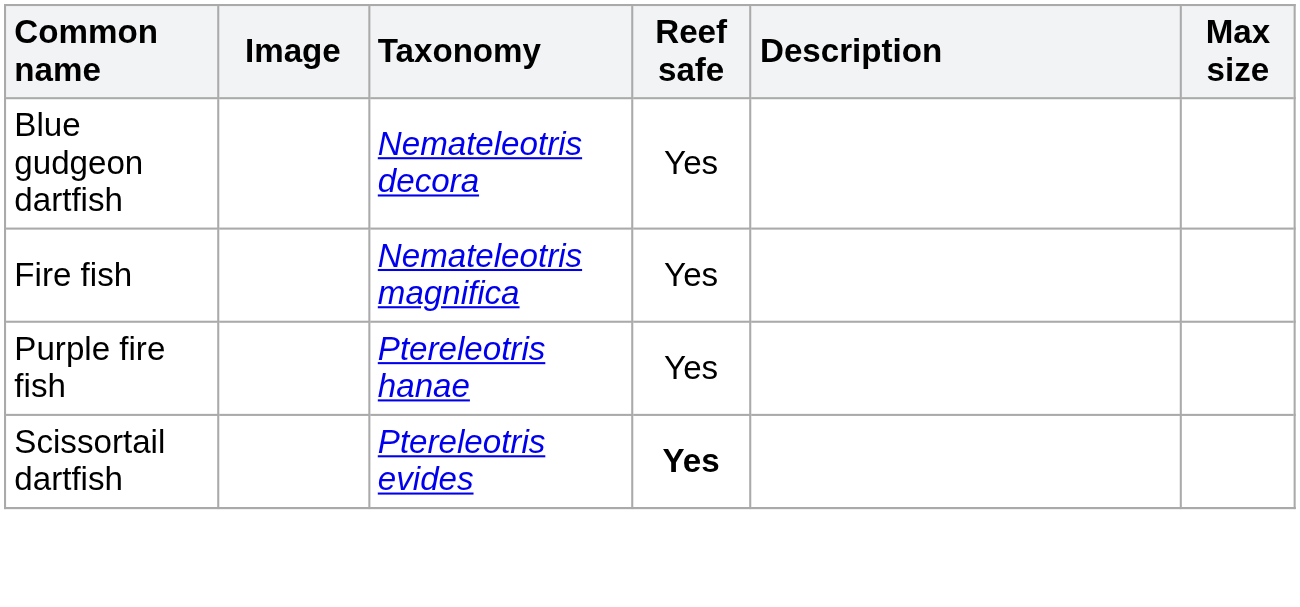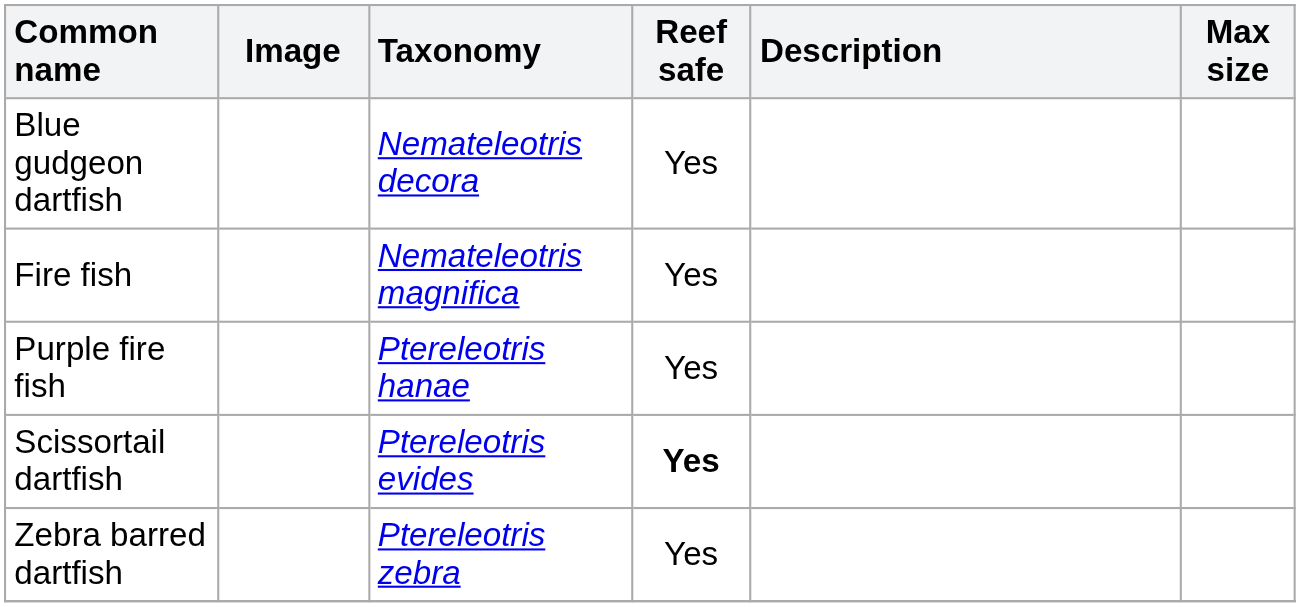+ row: (110, 554)
